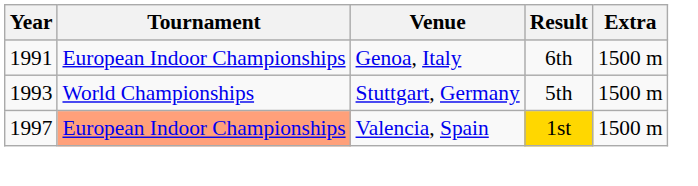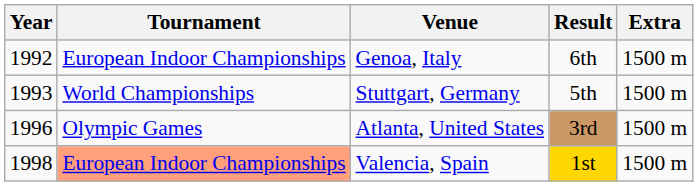(31, 57) 1991 -> (31, 57) 1992
+ row: (450, 128)
(31, 128) 1997 -> (31, 163) 1998
